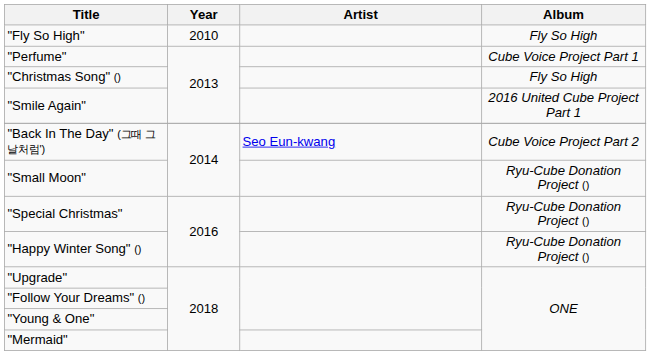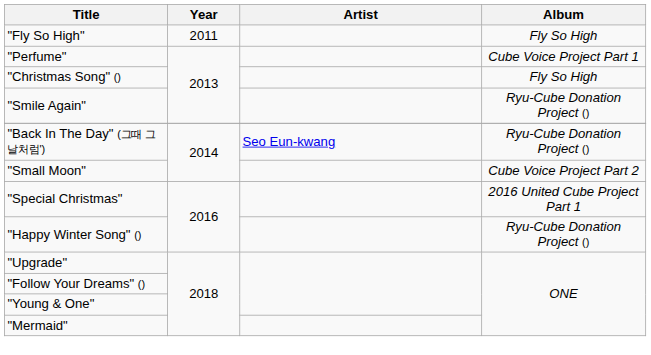(204, 35) 2010 -> (204, 35) 2011
(563, 105) 2016 United Cube Project Part 1 -> (563, 105) Ryu-Cube Donation Project ()
(563, 141) Cube Voice Project Part 2 -> (563, 141) Ryu-Cube Donation Project ()
(563, 178) Ryu-Cube Donation Project () -> (563, 170) Cube Voice Project Part 2
(563, 213) Ryu-Cube Donation Project () -> (563, 199) 2016 United Cube Project Part 1
